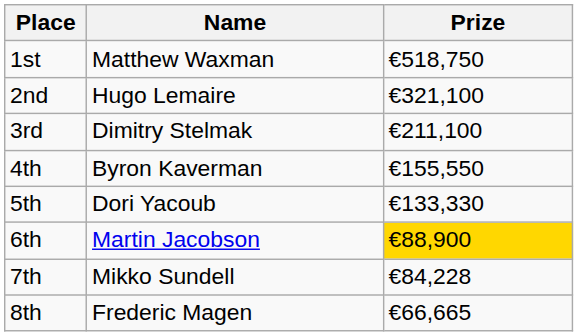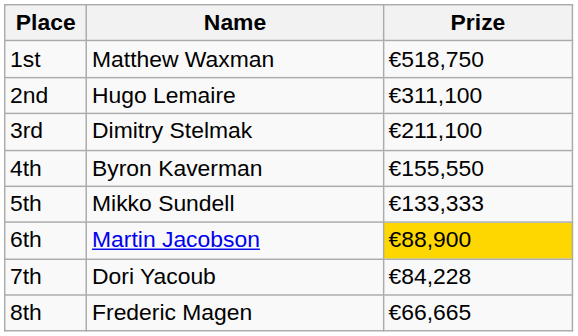(436, 95) €321,100 -> (435, 95) €311,100
(154, 204) Dori Yacoub -> (163, 204) Mikko Sundell
(436, 204) €133,330 -> (436, 204) €133,333
(163, 276) Mikko Sundell -> (154, 276) Dori Yacoub
